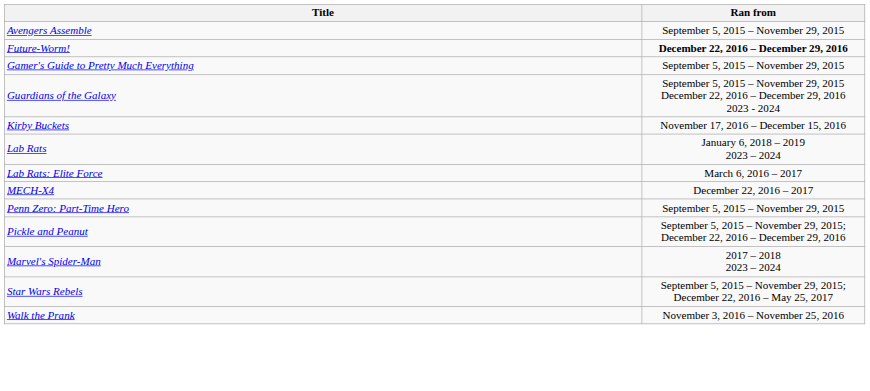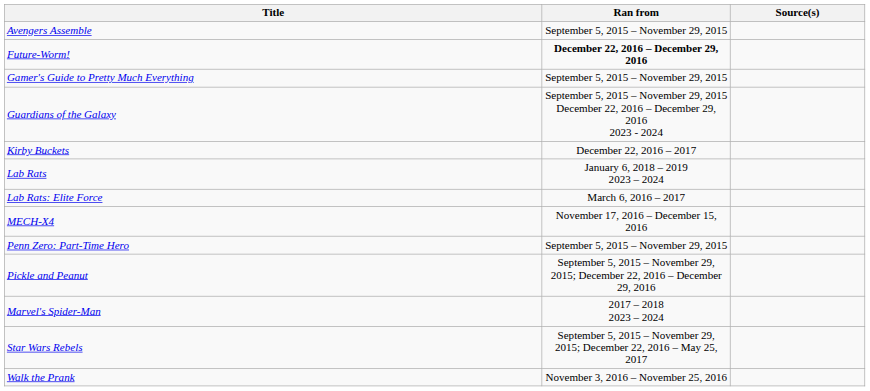+ column: (798, 13)
(753, 125) November 17, 2016 – December 15, 2016 -> (636, 150) December 22, 2016 – 2017
(753, 190) December 22, 2016 – 2017 -> (636, 221) November 17, 2016 – December 15, 2016
